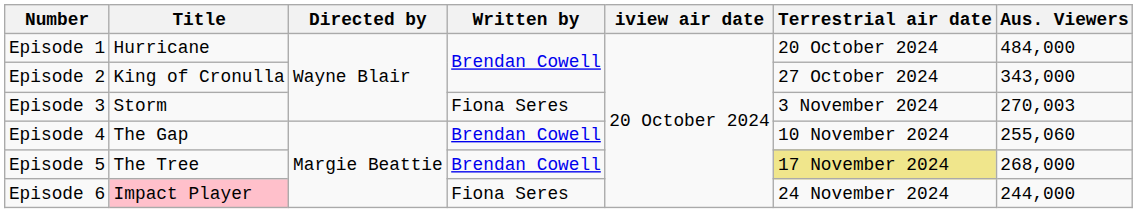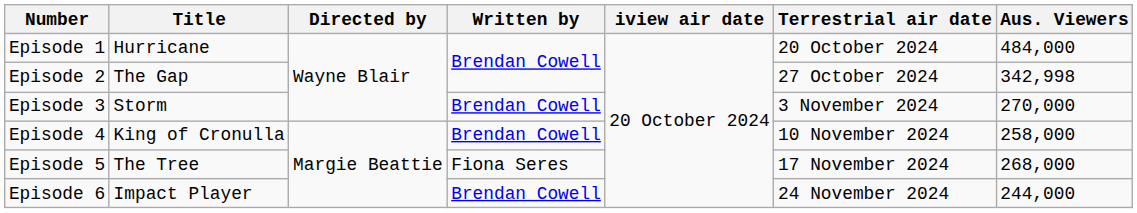(199, 77) King of Cronulla -> (151, 77) The Gap
(1038, 77) 343,000 -> (1038, 77) 342,998
(510, 106) Fiona Seres -> (526, 106) Brendan Cowell
(1038, 106) 270,003 -> (1038, 106) 270,000
(151, 135) The Gap -> (199, 135) King of Cronulla
(1038, 135) 255,060 -> (1038, 135) 258,000
(526, 164) Brendan Cowell -> (510, 164) Fiona Seres
(864, 164) khaki background -> (864, 164) no background
(183, 193) pink background -> (183, 193) no background
(510, 193) Fiona Seres -> (526, 193) Brendan Cowell
